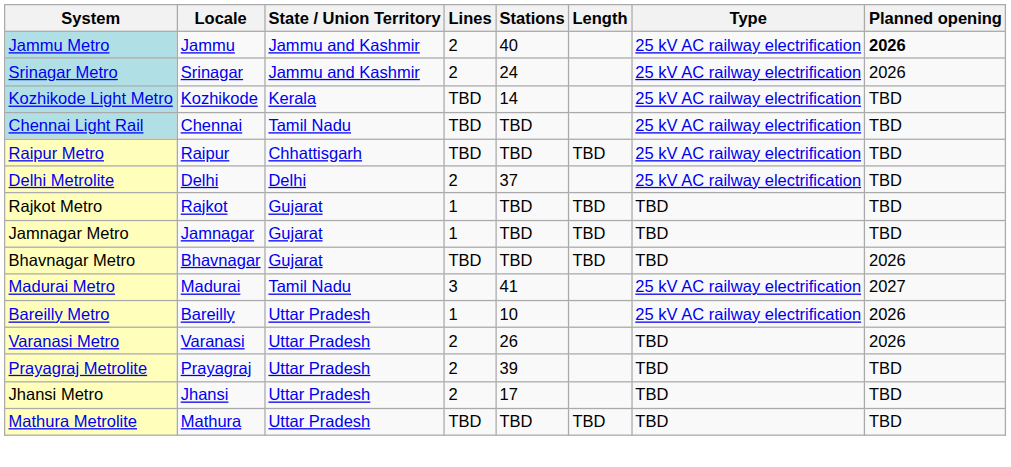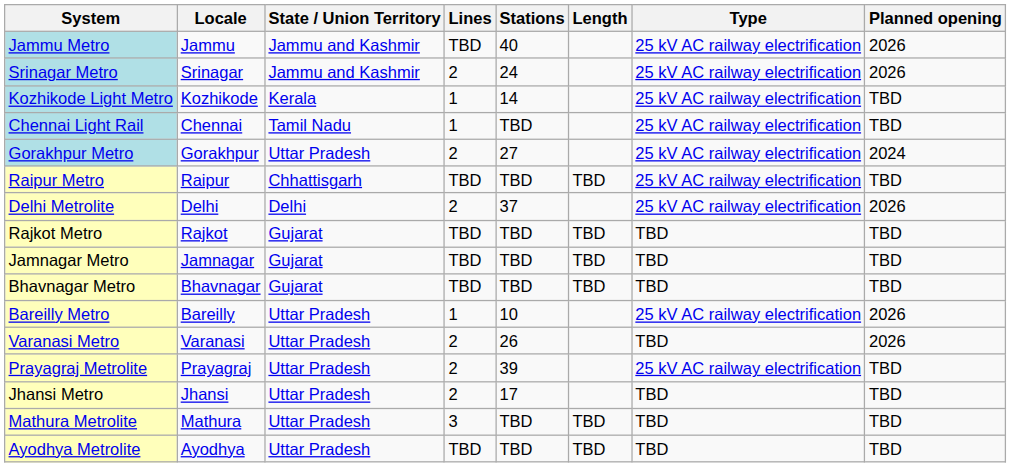(453, 45) 2 -> (465, 45) TBD
(887, 45) bold -> (887, 45) normal
(465, 99) TBD -> (453, 99) 1
(465, 126) TBD -> (453, 126) 1
+ row: (71, 153)
(885, 180) TBD -> (887, 206) 2026
(453, 206) 1 -> (465, 233) TBD
(453, 233) 1 -> (465, 260) TBD
(887, 260) 2026 -> (885, 287) TBD
- row: (62, 287)
(652, 368) TBD -> (748, 368) 25 kV AC railway electrification
(465, 422) TBD -> (453, 422) 3
+ row: (74, 449)
